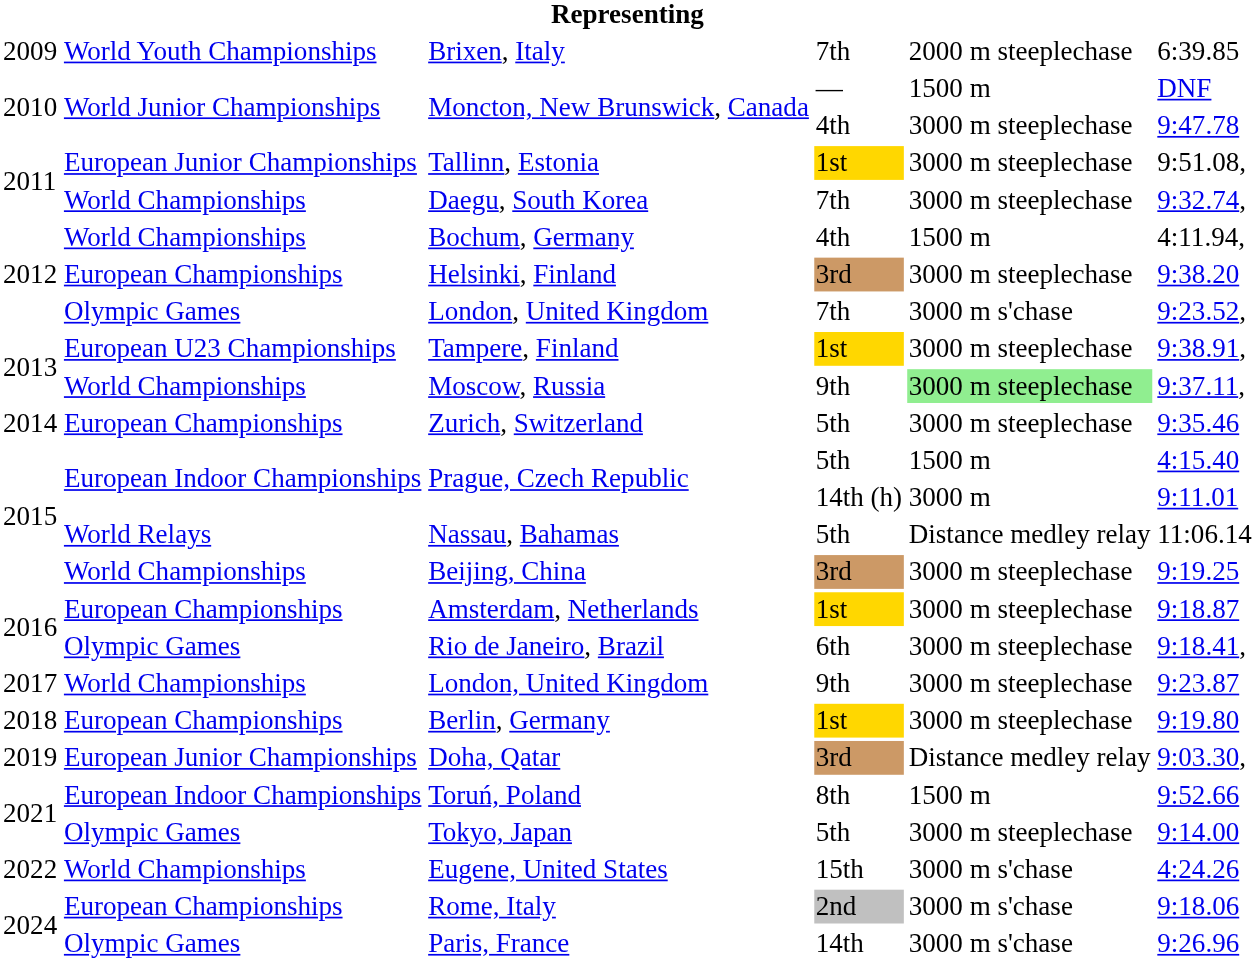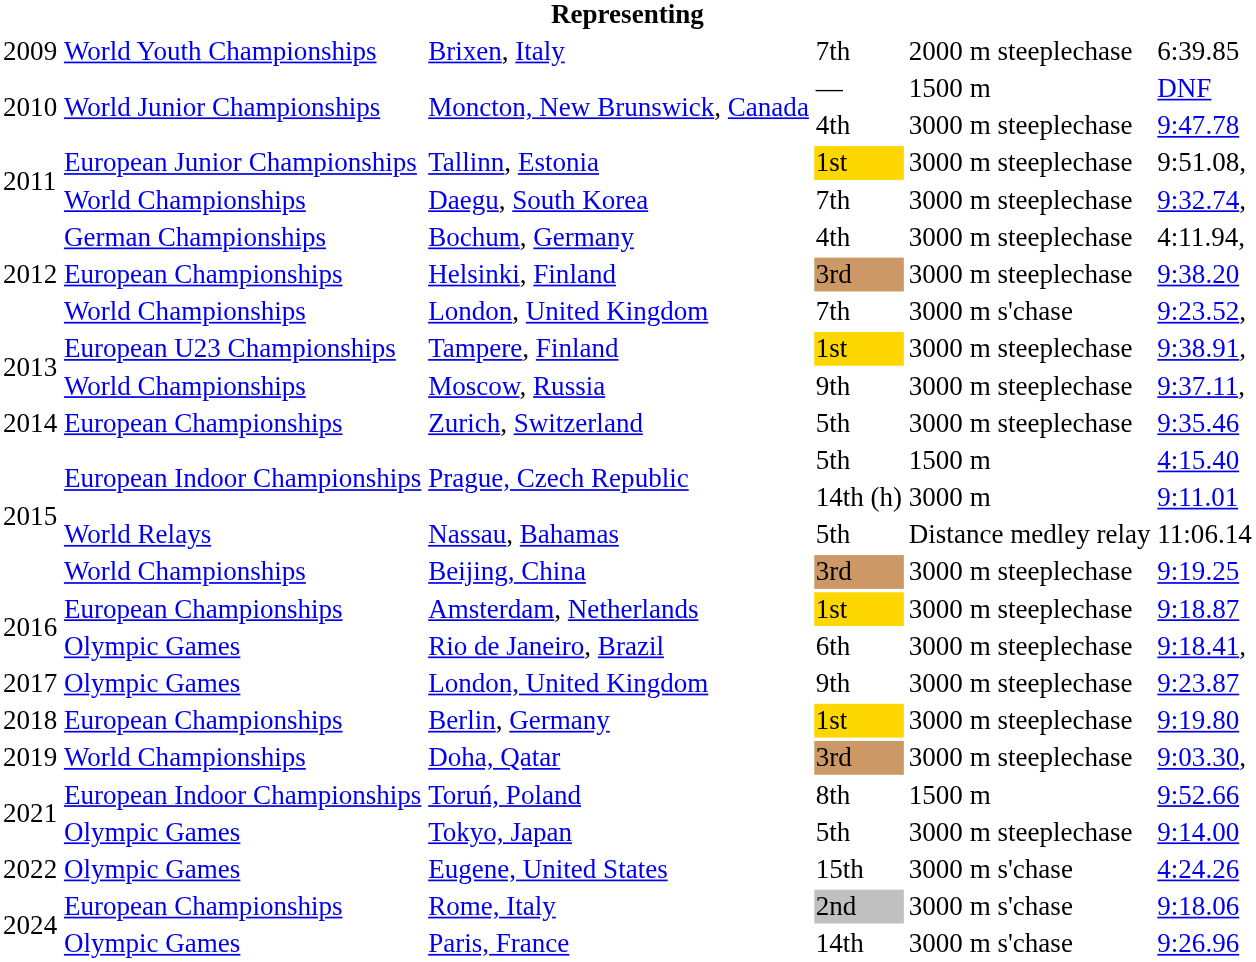(185, 237) World Championships -> (195, 237) German Championships
(950, 237) 1500 m -> (1021, 237) 3000 m steeplechase
(152, 311) Olympic Games -> (185, 311) World Championships
(1021, 385) lightgreen background -> (1021, 385) no background
(185, 683) World Championships -> (152, 683) Olympic Games
(240, 757) European Junior Championships -> (185, 757) World Championships
(1030, 757) Distance medley relay -> (1021, 757) 3000 m steeplechase
(185, 869) World Championships -> (152, 869) Olympic Games
